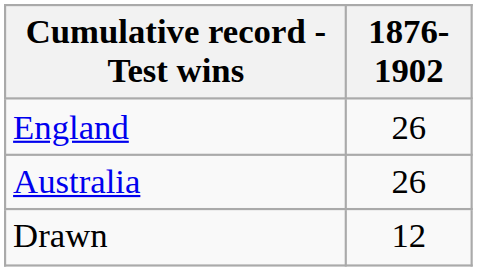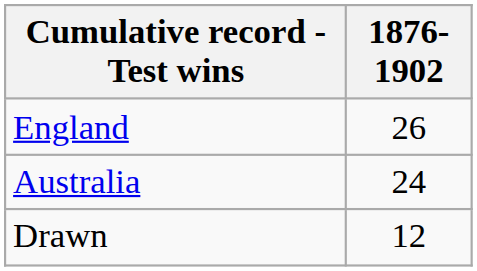(409, 181) 26 -> (409, 181) 24
